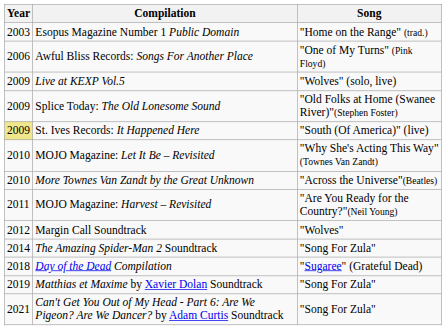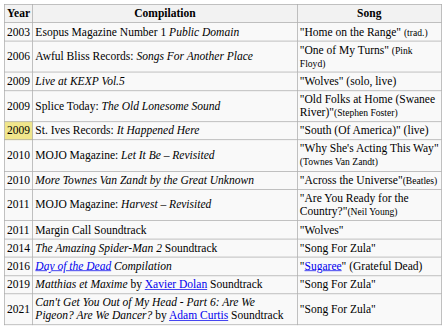(19, 229) 2012 -> (18, 229) 2011
(19, 266) 2018 -> (19, 266) 2016
